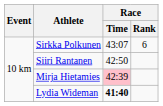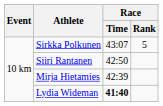(144, 45) 6 -> (144, 45) 5
(117, 77) pink background -> (117, 77) no background
